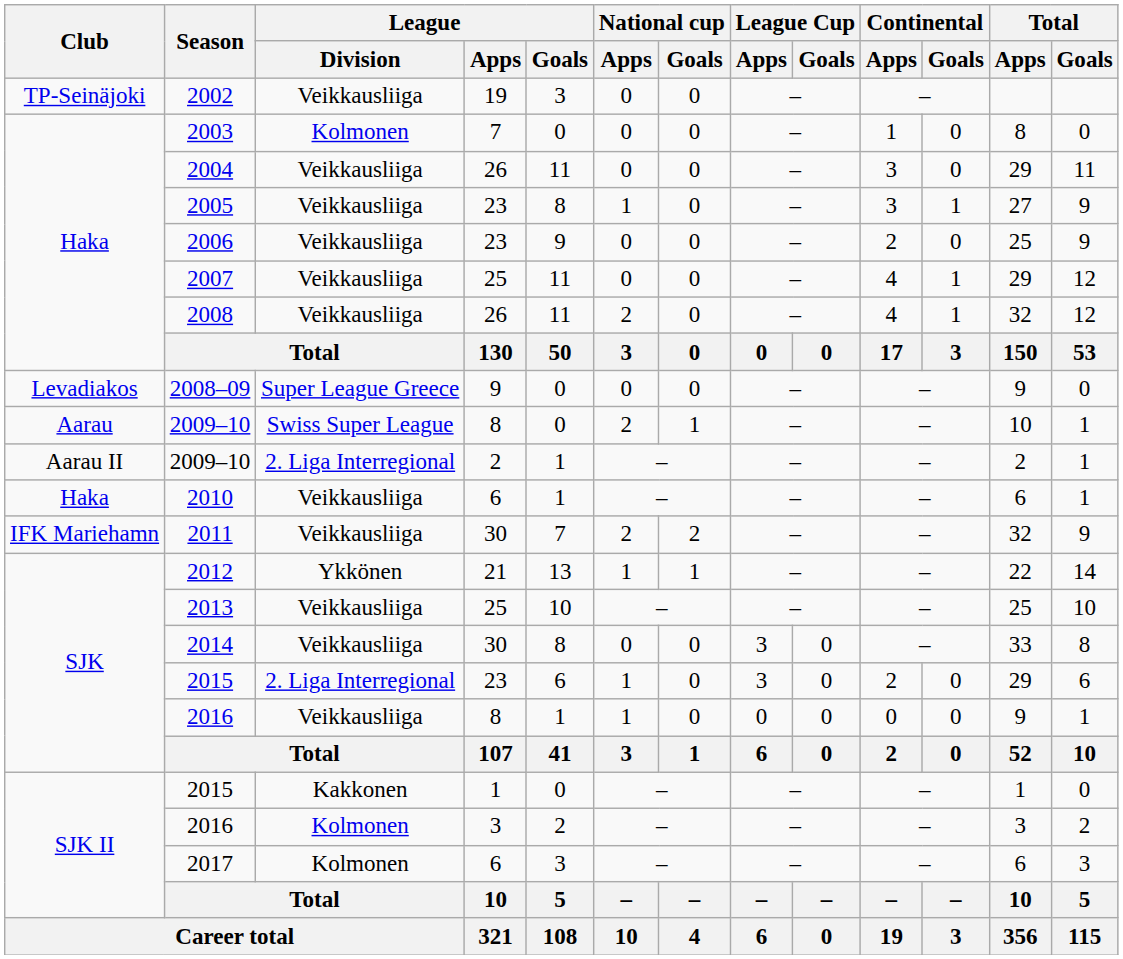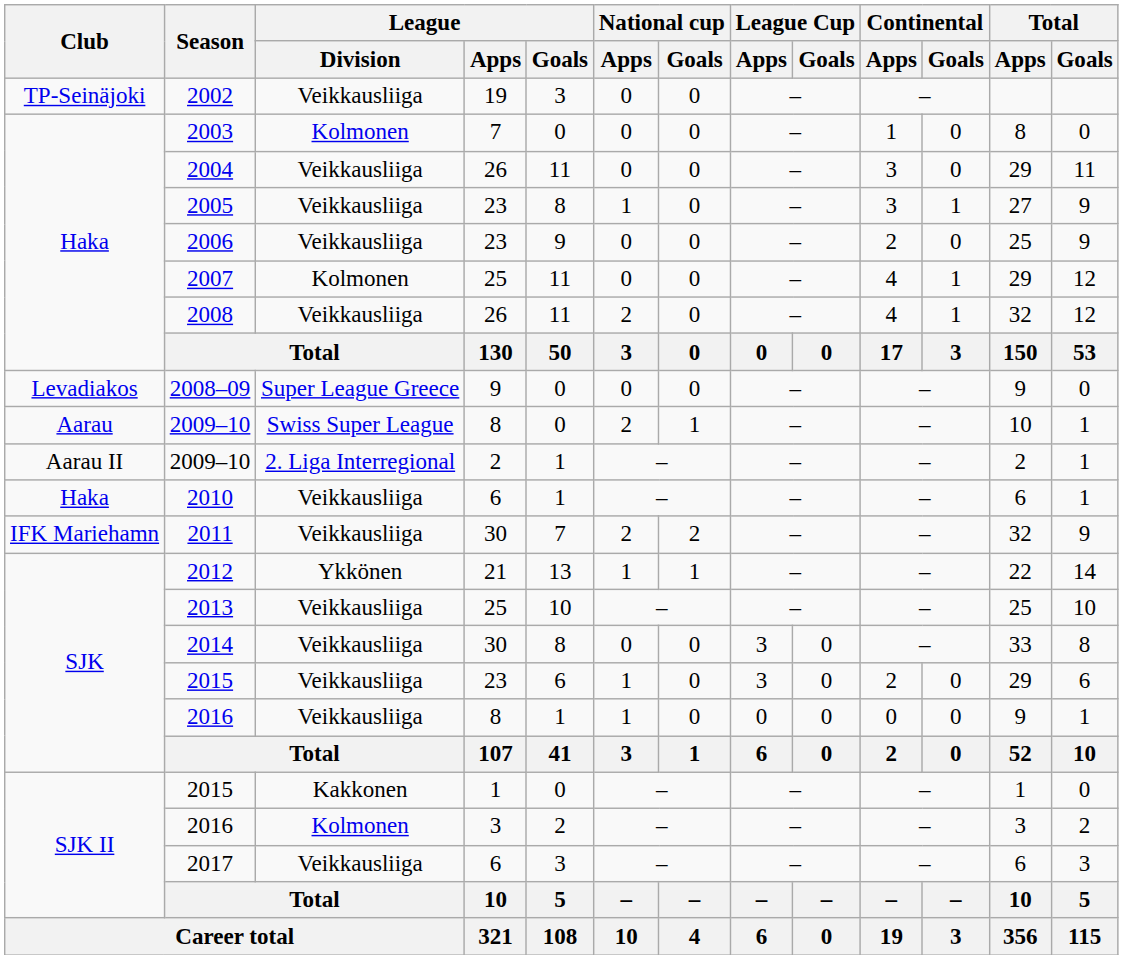(360, 278) Veikkausliiga -> (360, 278) Kolmonen
(360, 680) 2. Liga Interregional -> (360, 680) Veikkausliiga
(360, 863) Kolmonen -> (360, 863) Veikkausliiga
